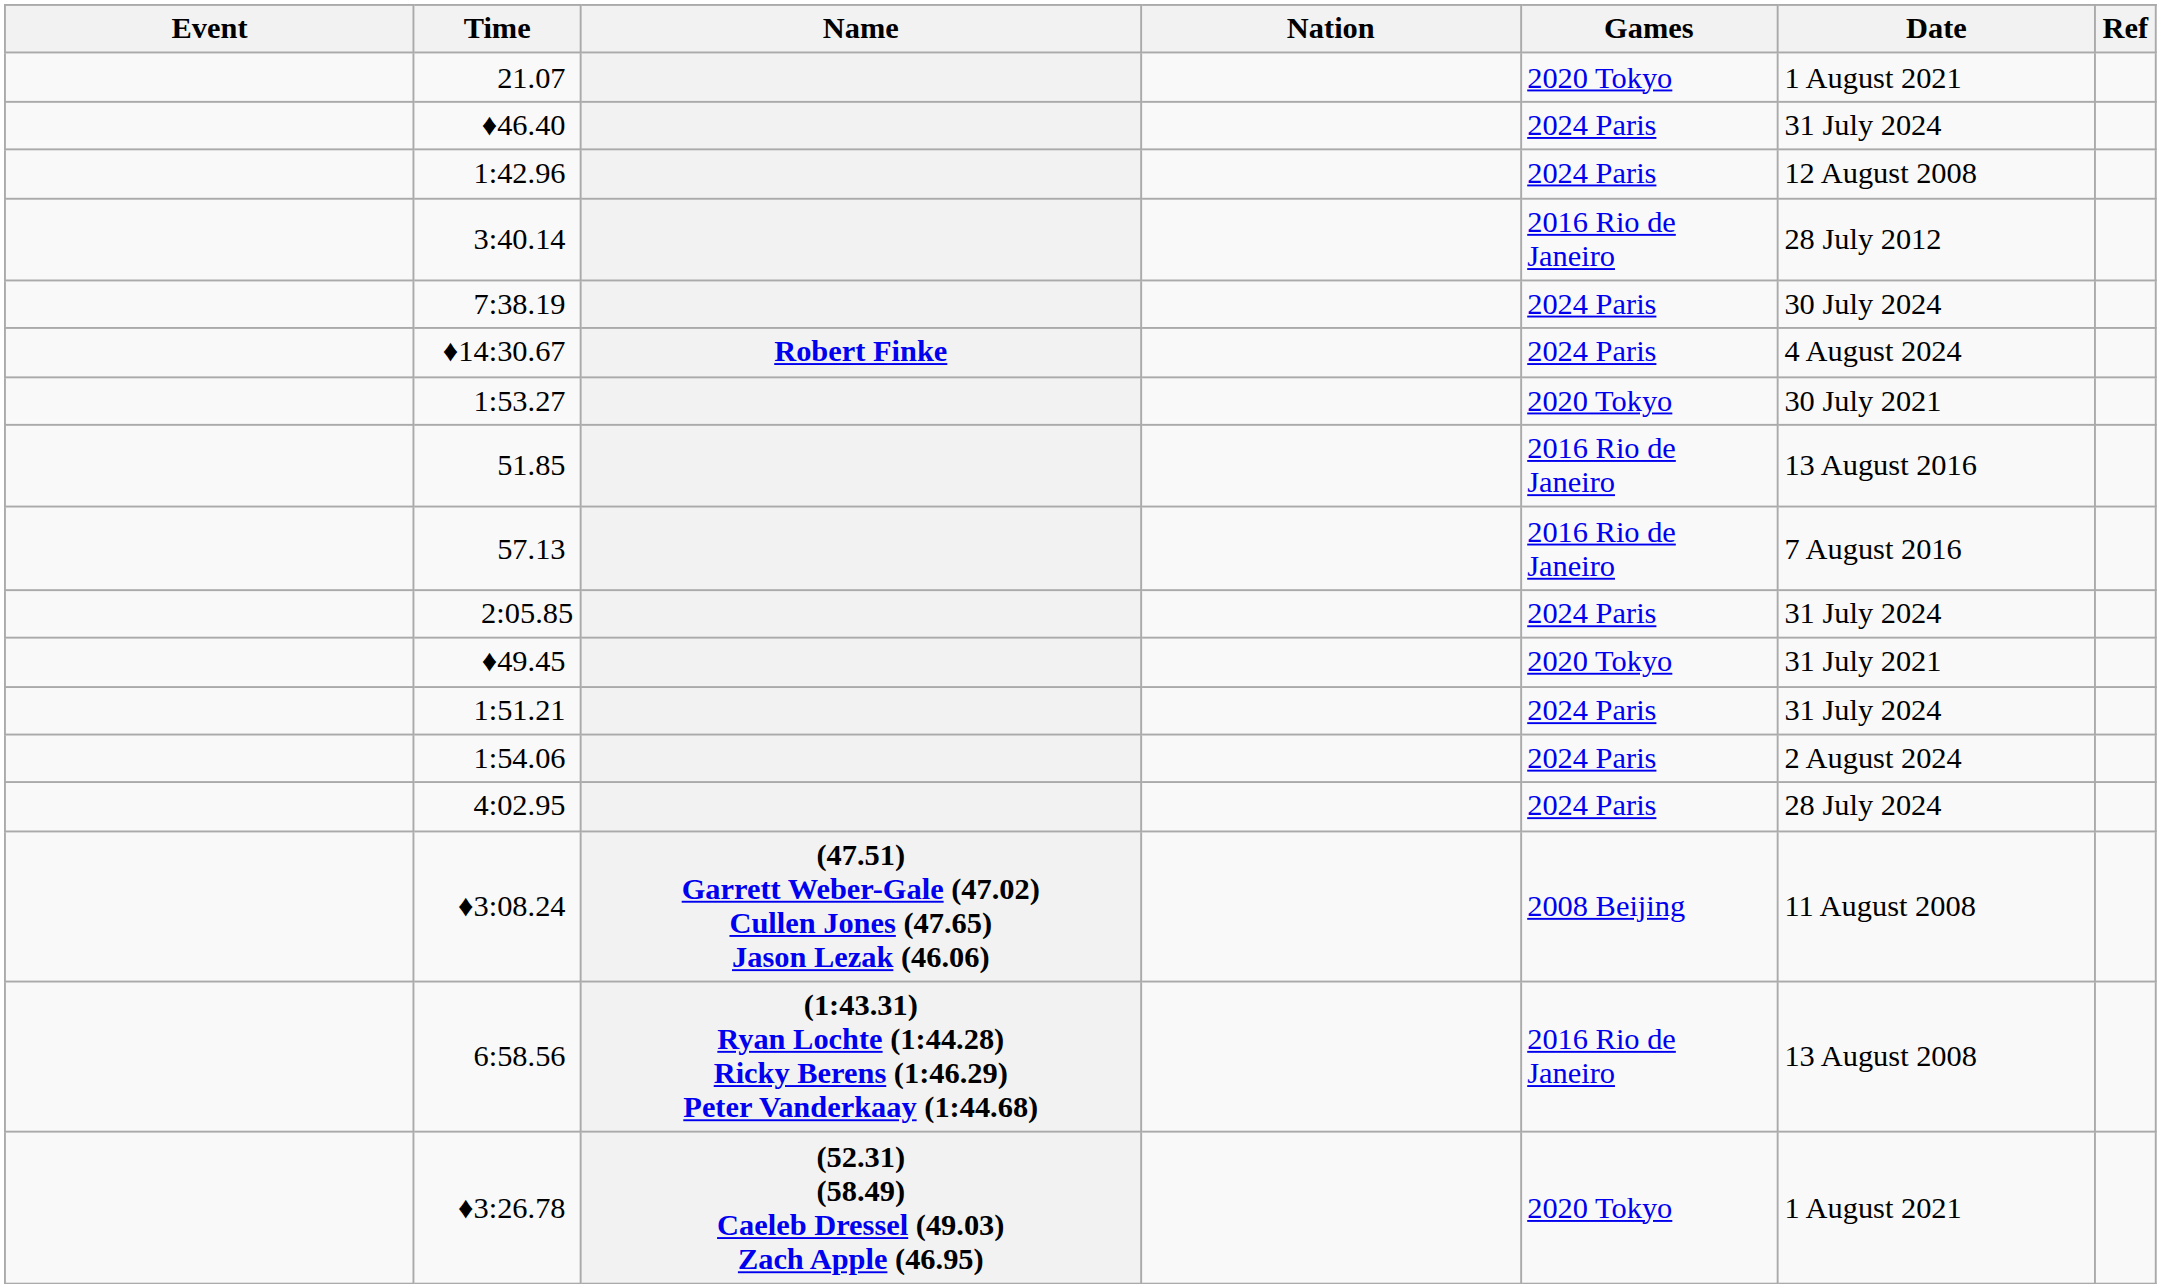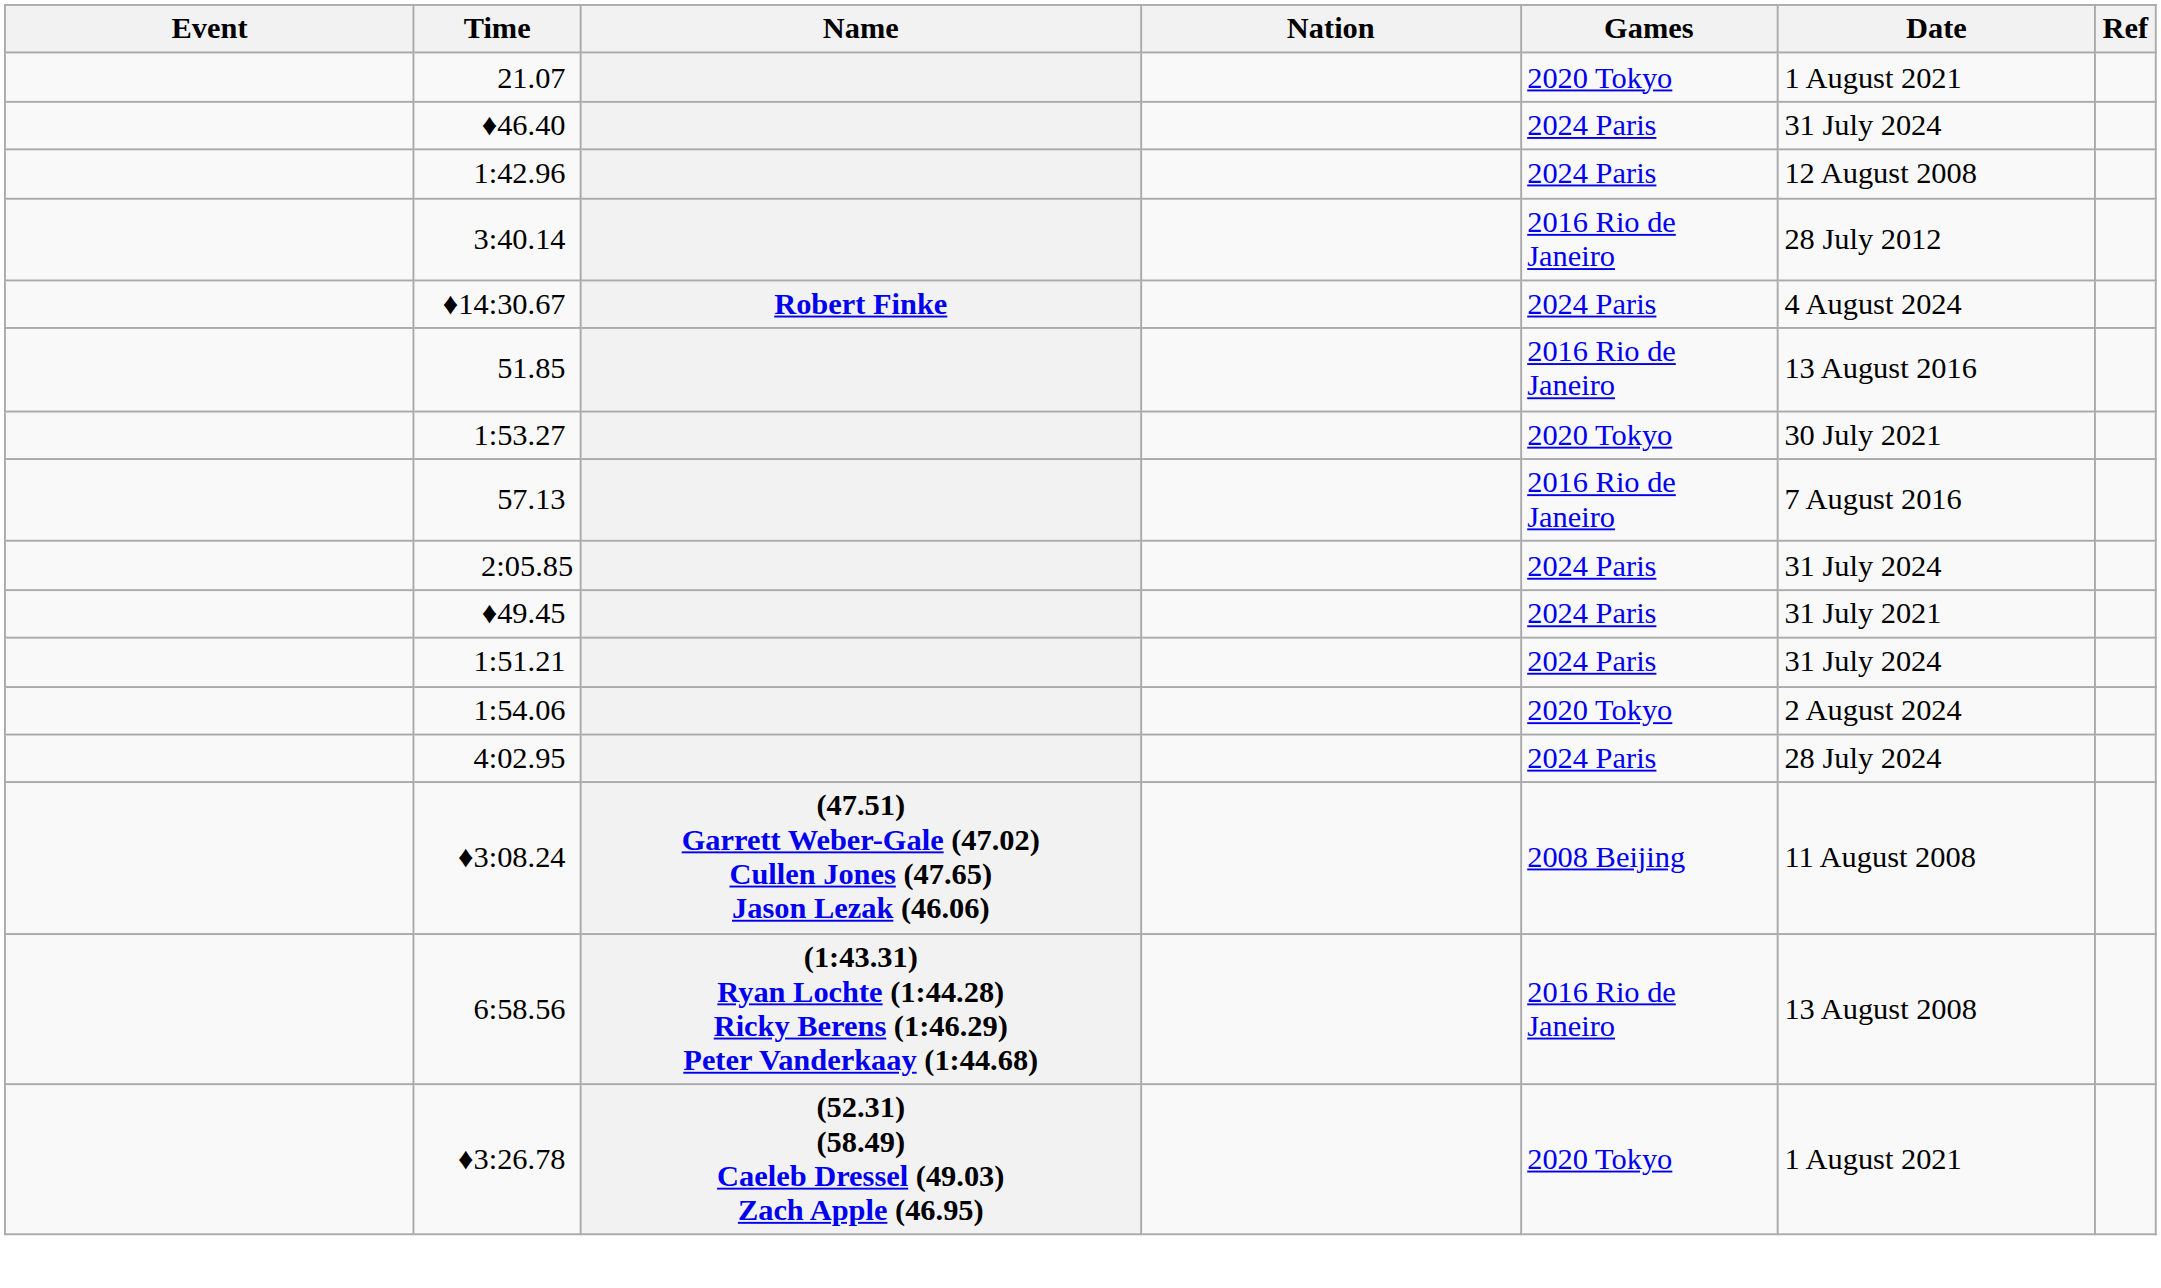- row: (523, 303)
rows swapped: (535, 465) <-> (523, 400)
(1600, 661) 2020 Tokyo -> (1592, 613) 2024 Paris
(1592, 757) 2024 Paris -> (1600, 709) 2020 Tokyo
